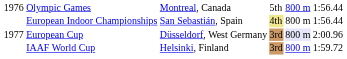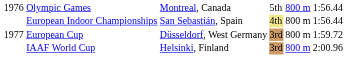(298, 34) lavender background -> (298, 34) no background
(328, 34) 2:00.96 -> (328, 34) 1:59.72
(328, 48) 1:59.72 -> (328, 48) 2:00.96
